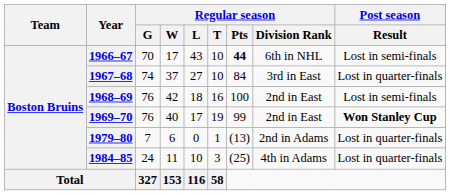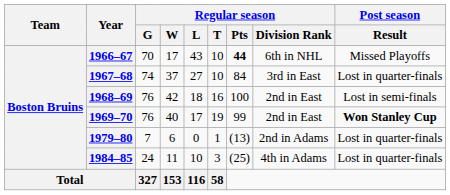(390, 56) Lost in semi-finals -> (390, 56) Missed Playoffs
